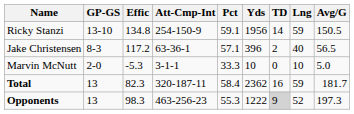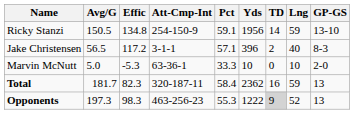columns swapped: (103, 13) <-> (332, 13)
(173, 48) 63-36-1 -> (164, 48) 3-1-1
(167, 65) 3-1-1 -> (169, 65) 63-36-1
